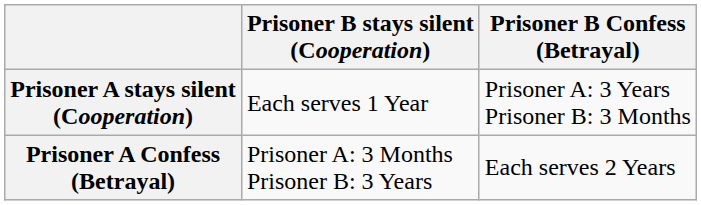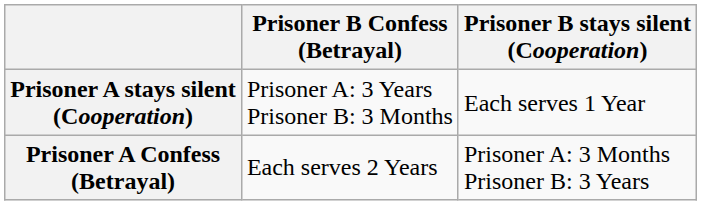columns swapped: (360, 37) <-> (588, 37)
